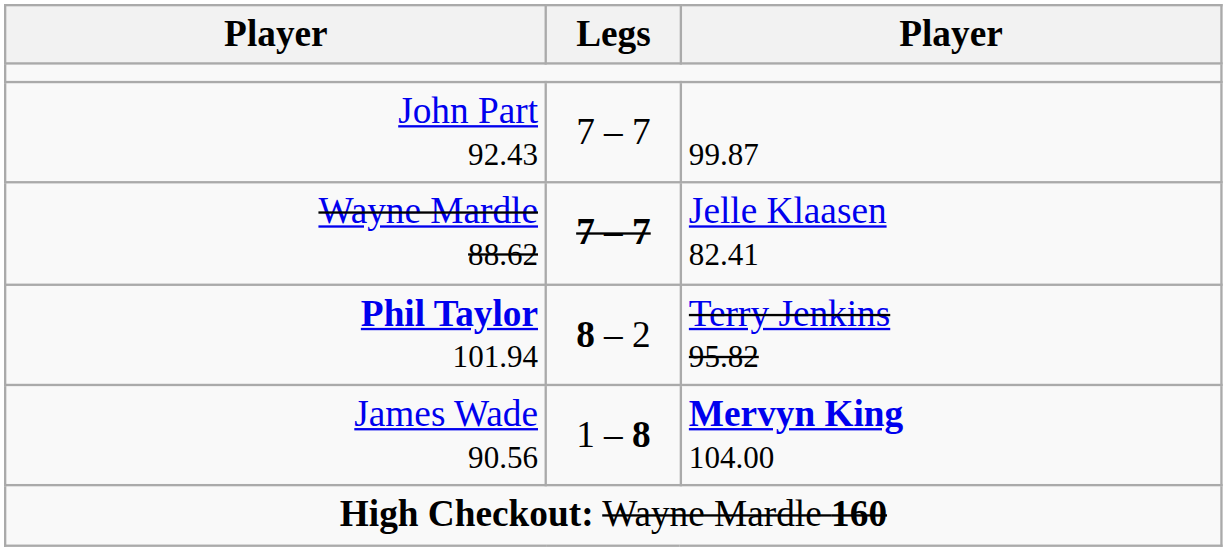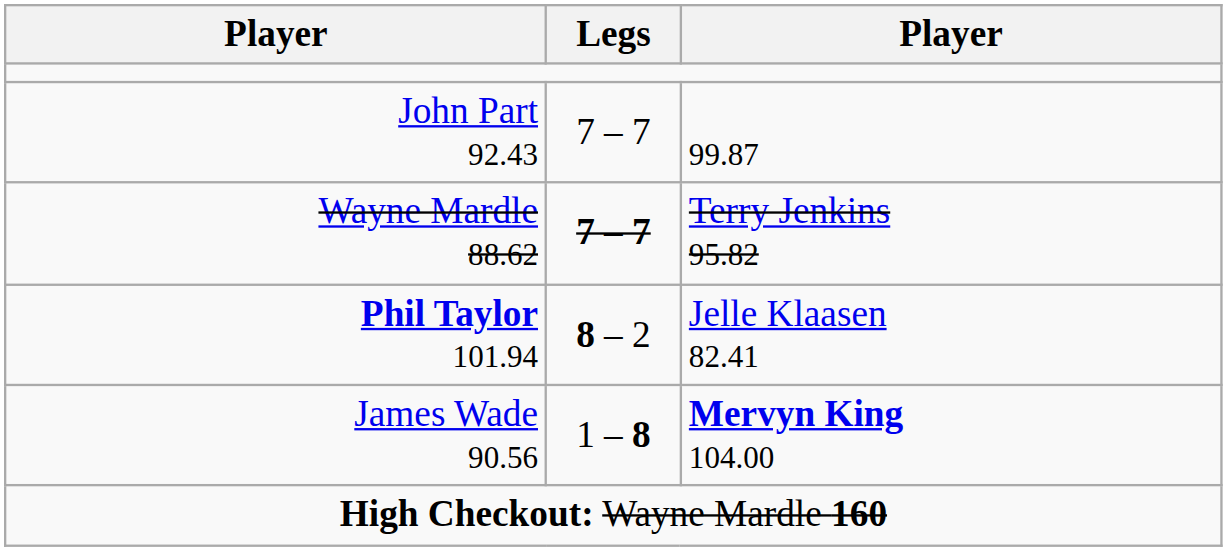(788, 232) Jelle Klaasen 82.41 -> (790, 232) Terry Jenkins 95.82
(790, 333) Terry Jenkins 95.82 -> (788, 333) Jelle Klaasen 82.41
